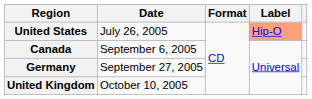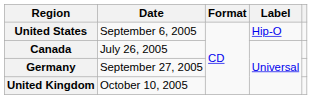(134, 31) July 26, 2005 -> (148, 31) September 6, 2005
(267, 31) lightsalmon background -> (267, 31) no background
(148, 49) September 6, 2005 -> (134, 49) July 26, 2005
